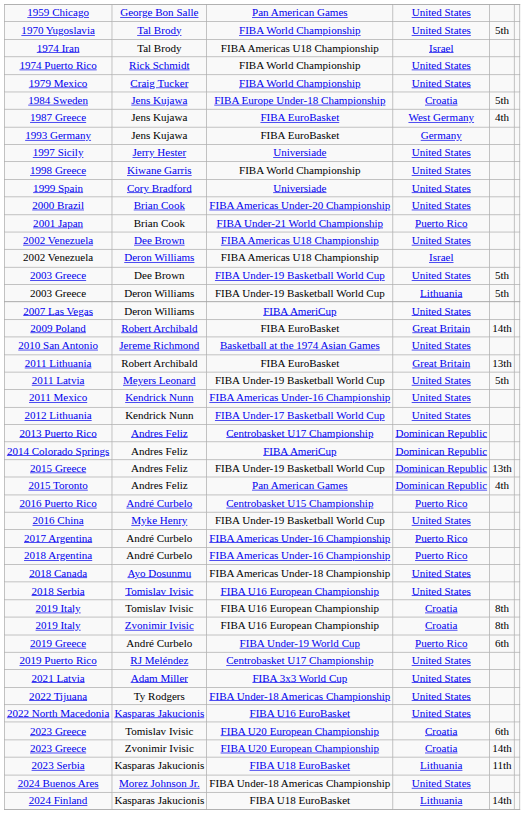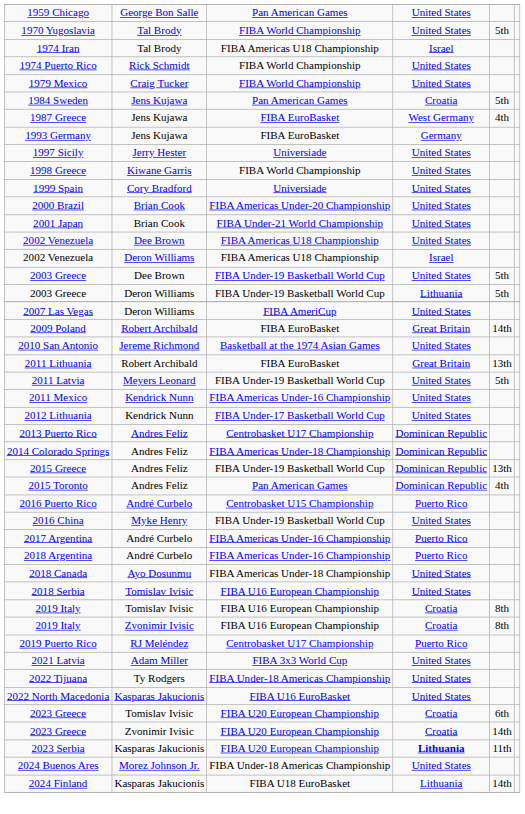(300, 100) FIBA Europe Under-18 Championship -> (300, 100) Pan American Games
(441, 223) Puerto Rico -> (441, 223) United States
(300, 450) FIBA AmeriCup -> (300, 450) FIBA Americas Under-18 Championship
- row: (58, 643)
(441, 661) United States -> (441, 643) Puerto Rico
(300, 766) FIBA U18 EuroBasket -> (300, 748) FIBA U20 European Championship
(441, 766) normal -> (441, 748) bold
